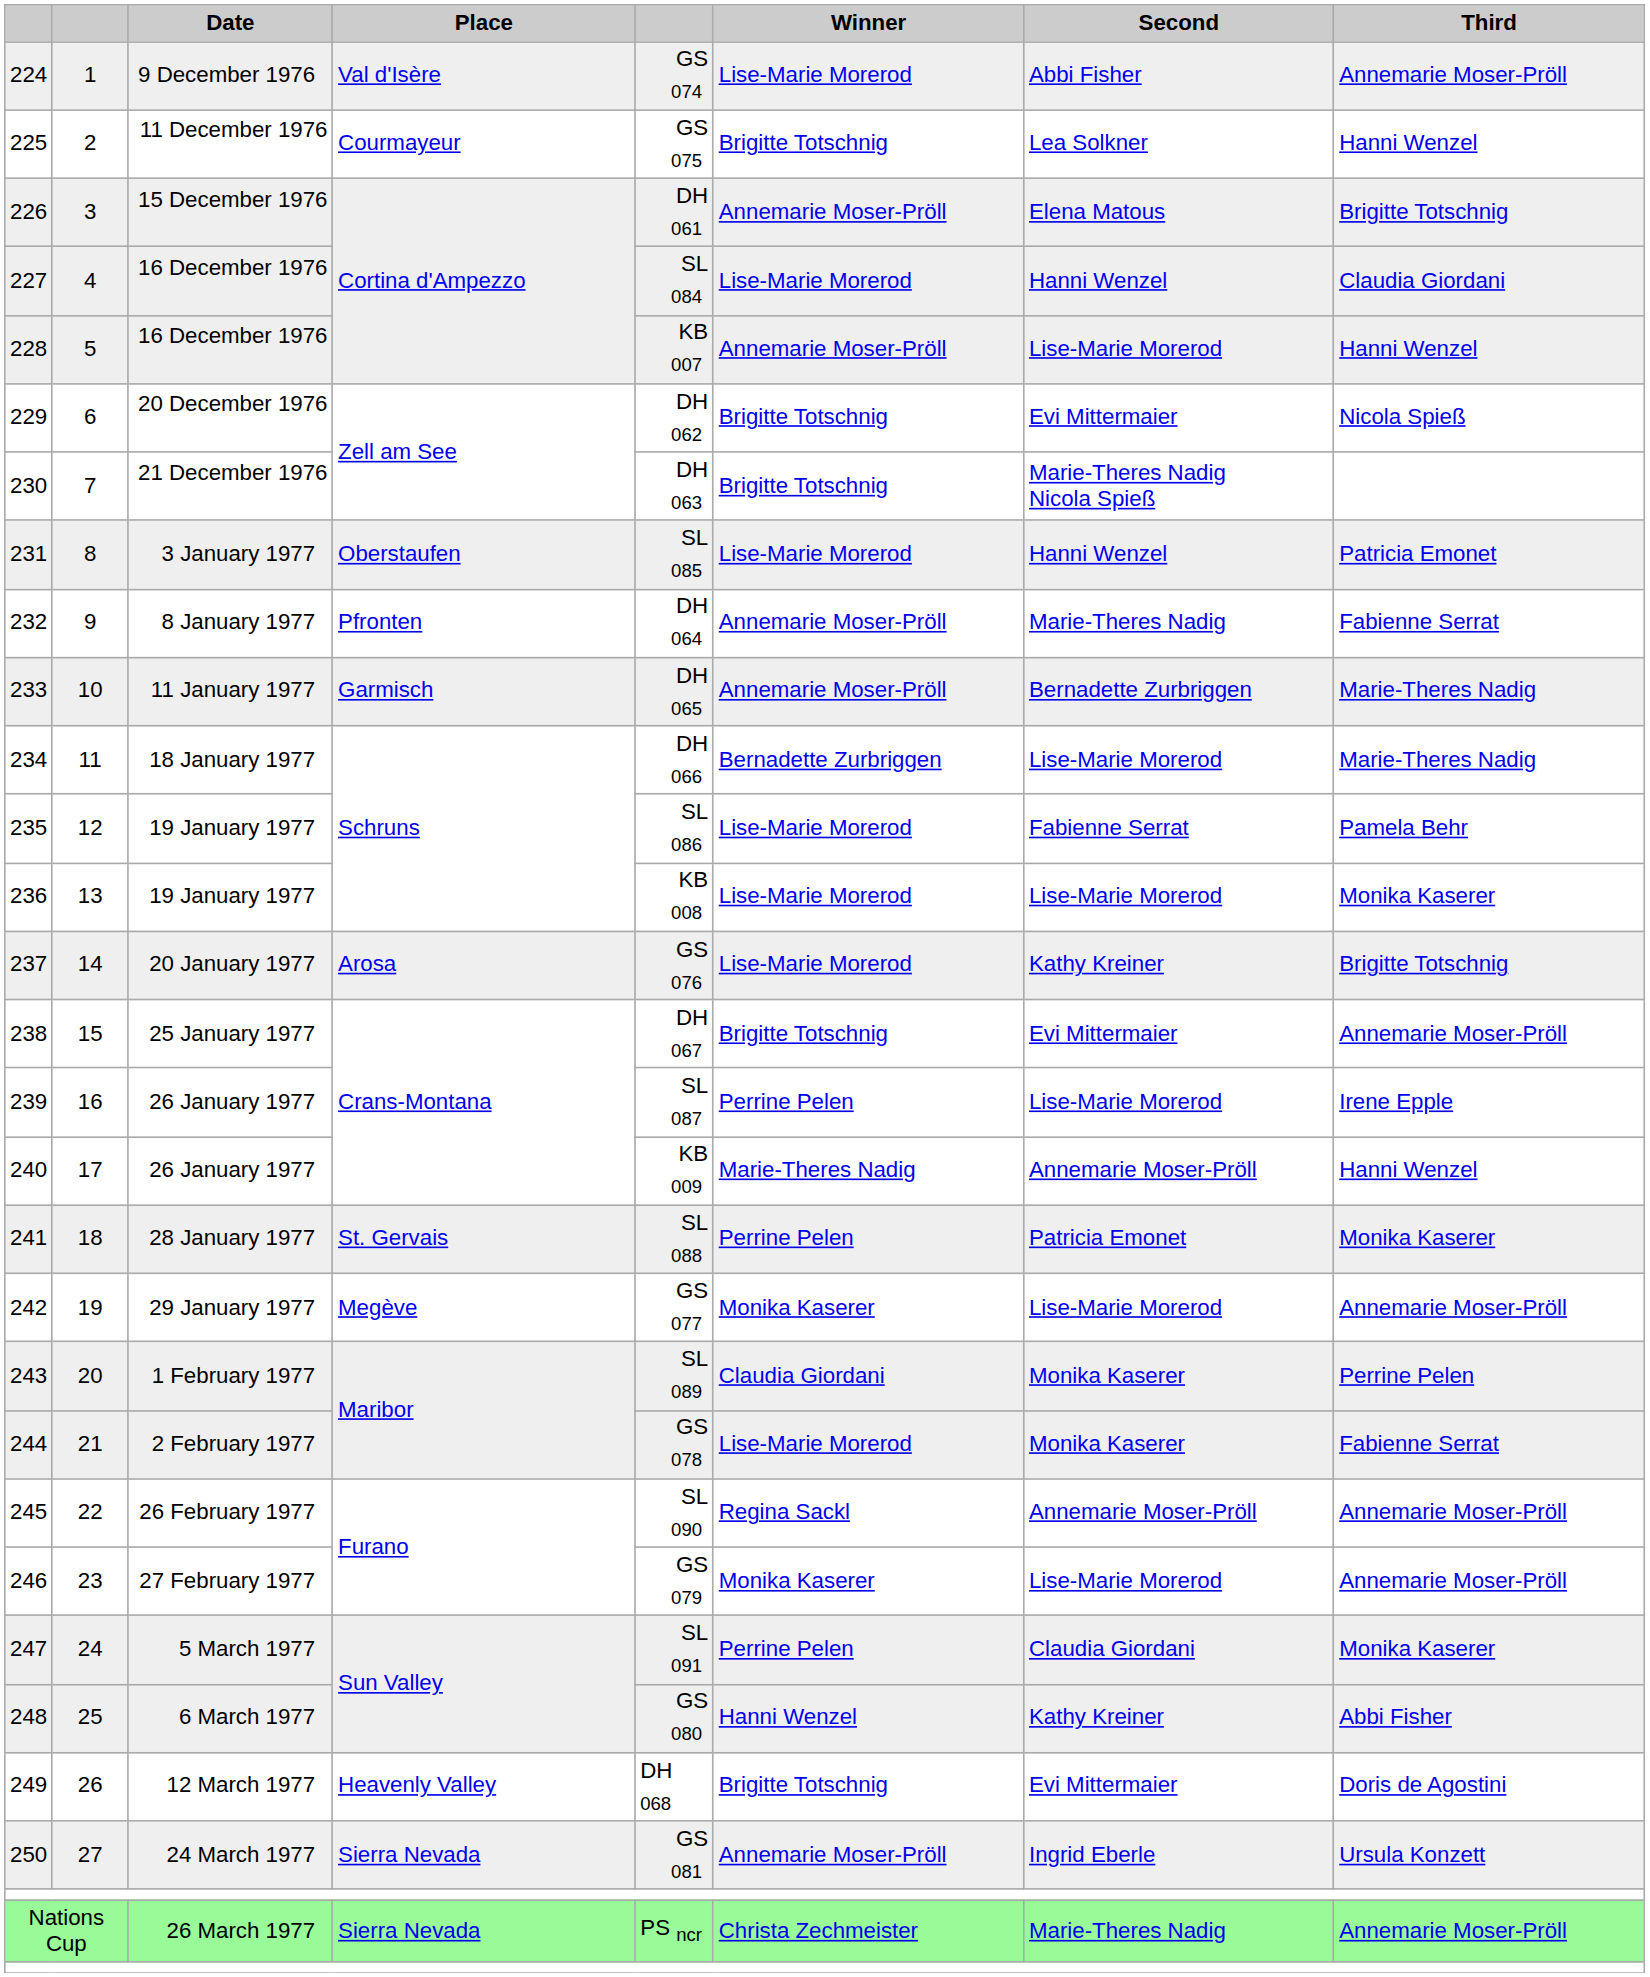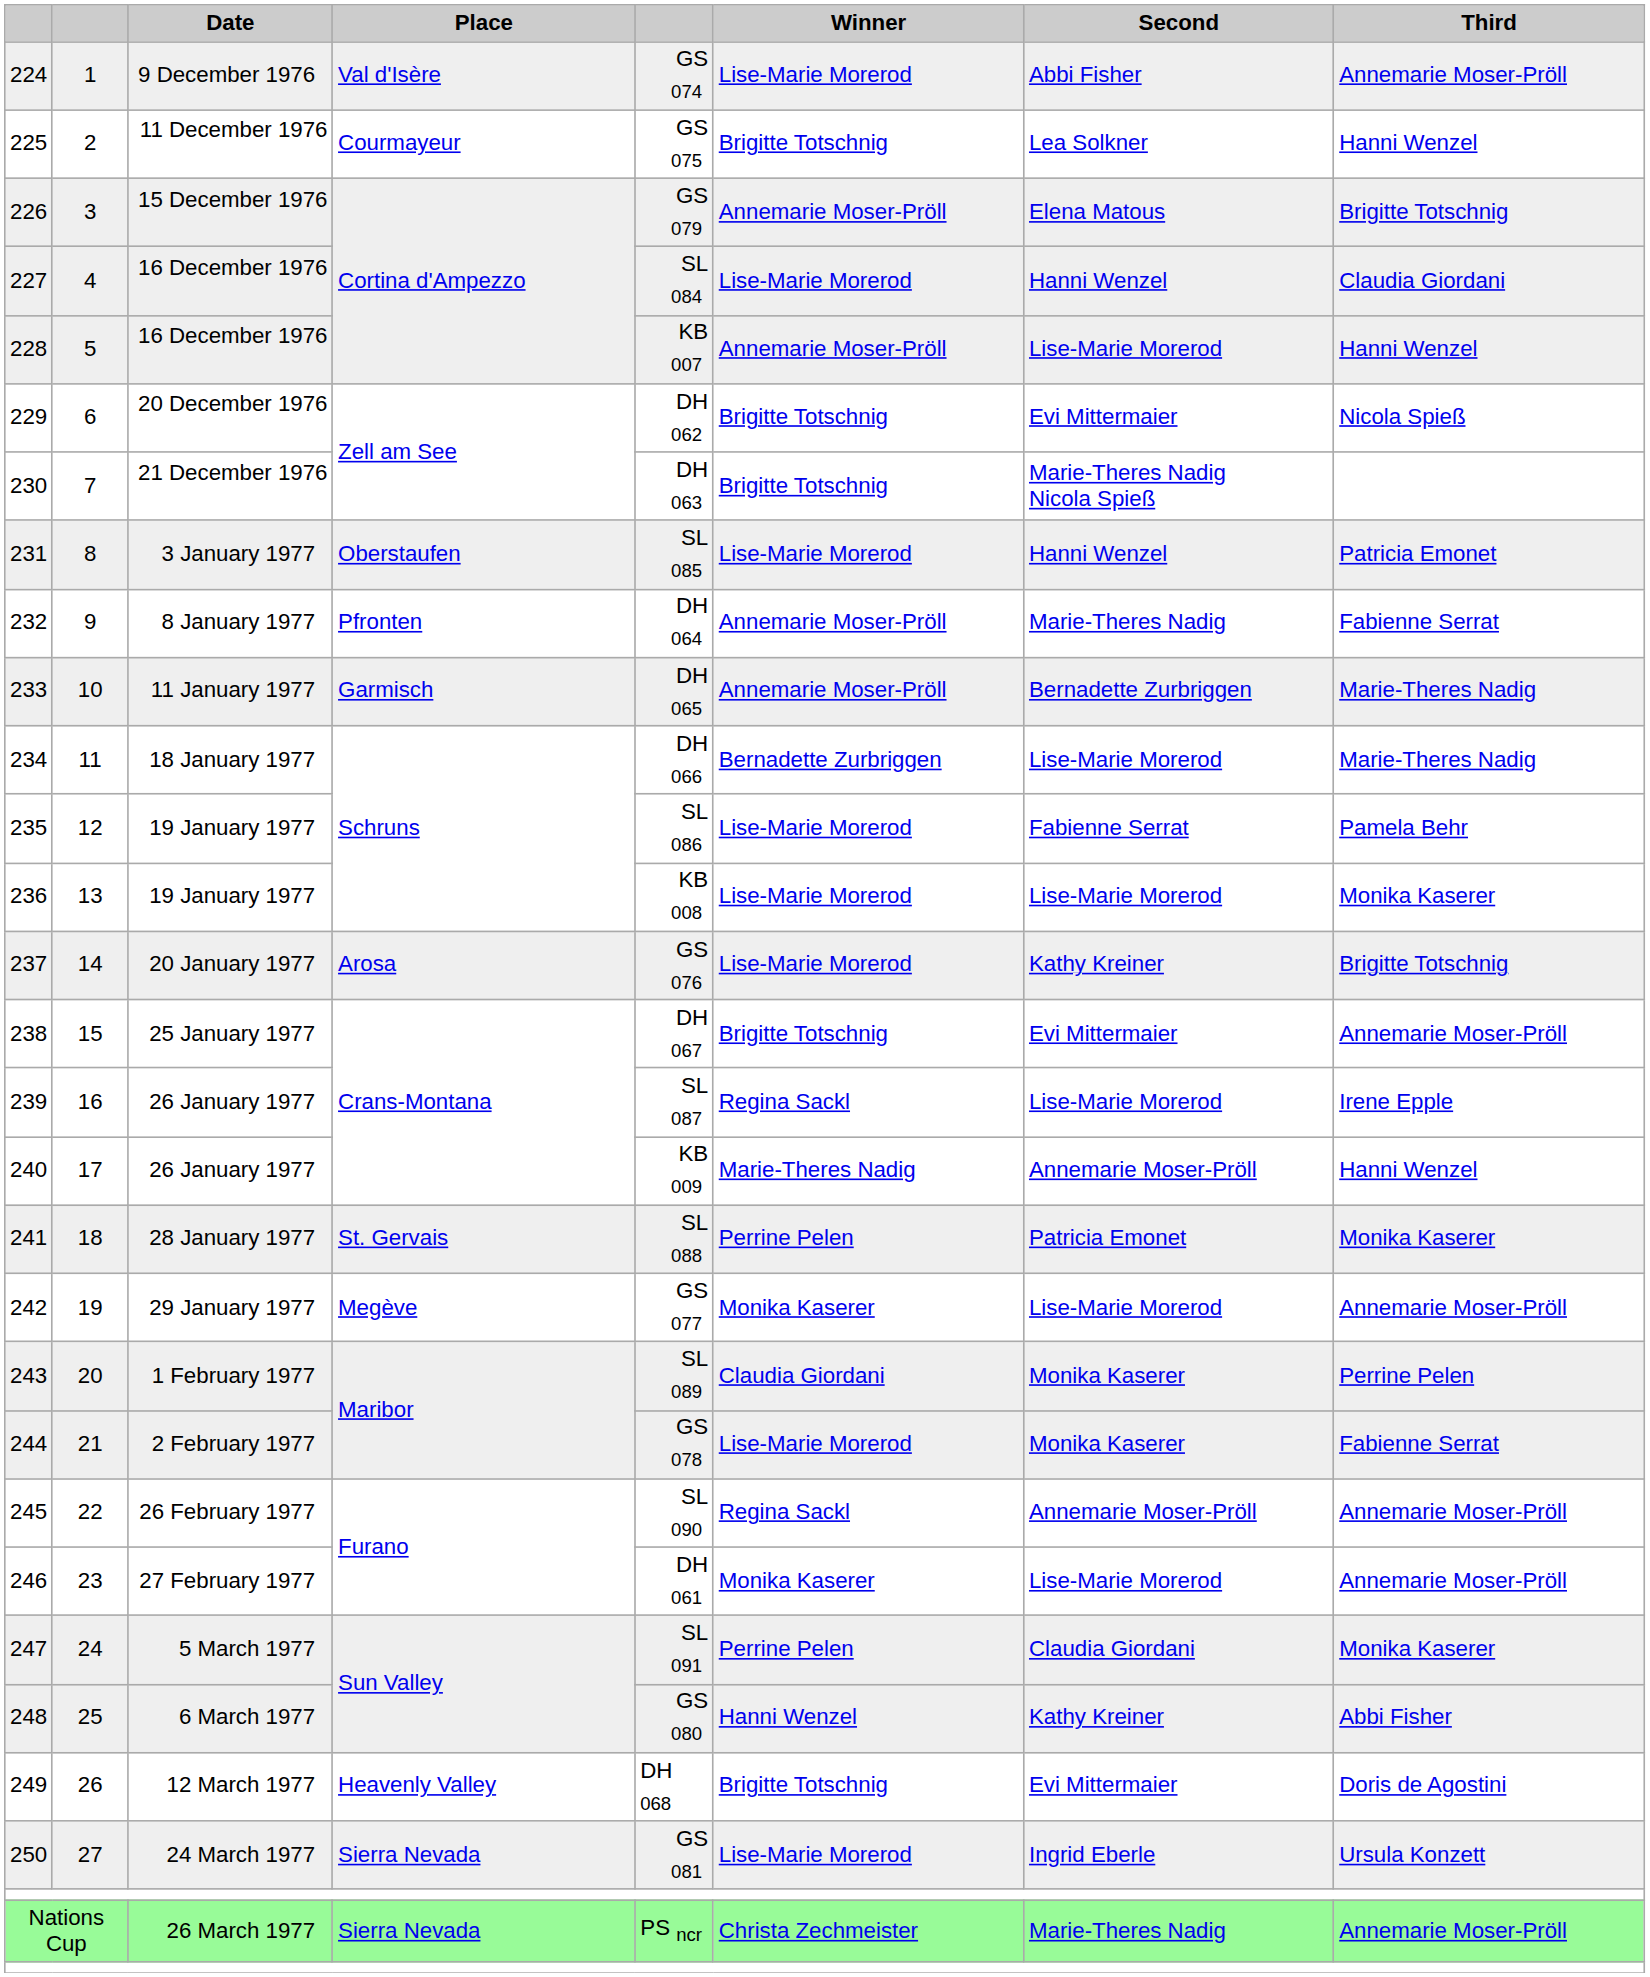(690, 211) DH 061 -> (690, 211) GS 079
(786, 1101) Perrine Pelen -> (784, 1101) Regina Sackl
(690, 1579) GS 079 -> (690, 1579) DH 061
(833, 1854) Annemarie Moser-Pröll -> (815, 1854) Lise-Marie Morerod
